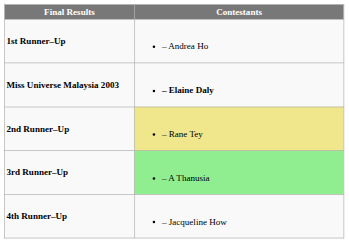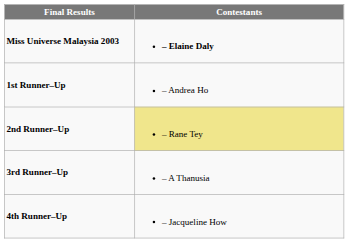rows swapped: (63, 85) <-> (36, 41)
(239, 178) lightgreen background -> (239, 178) no background
